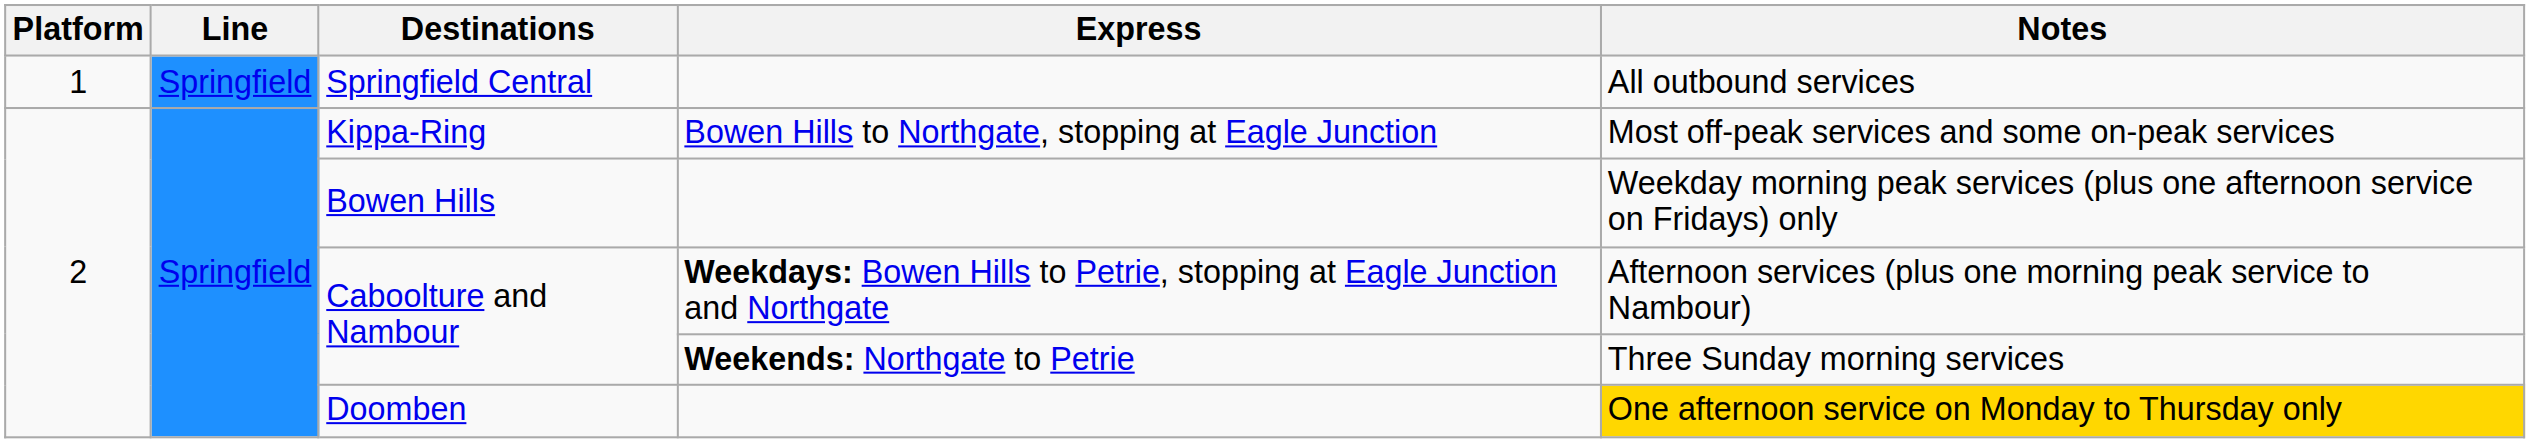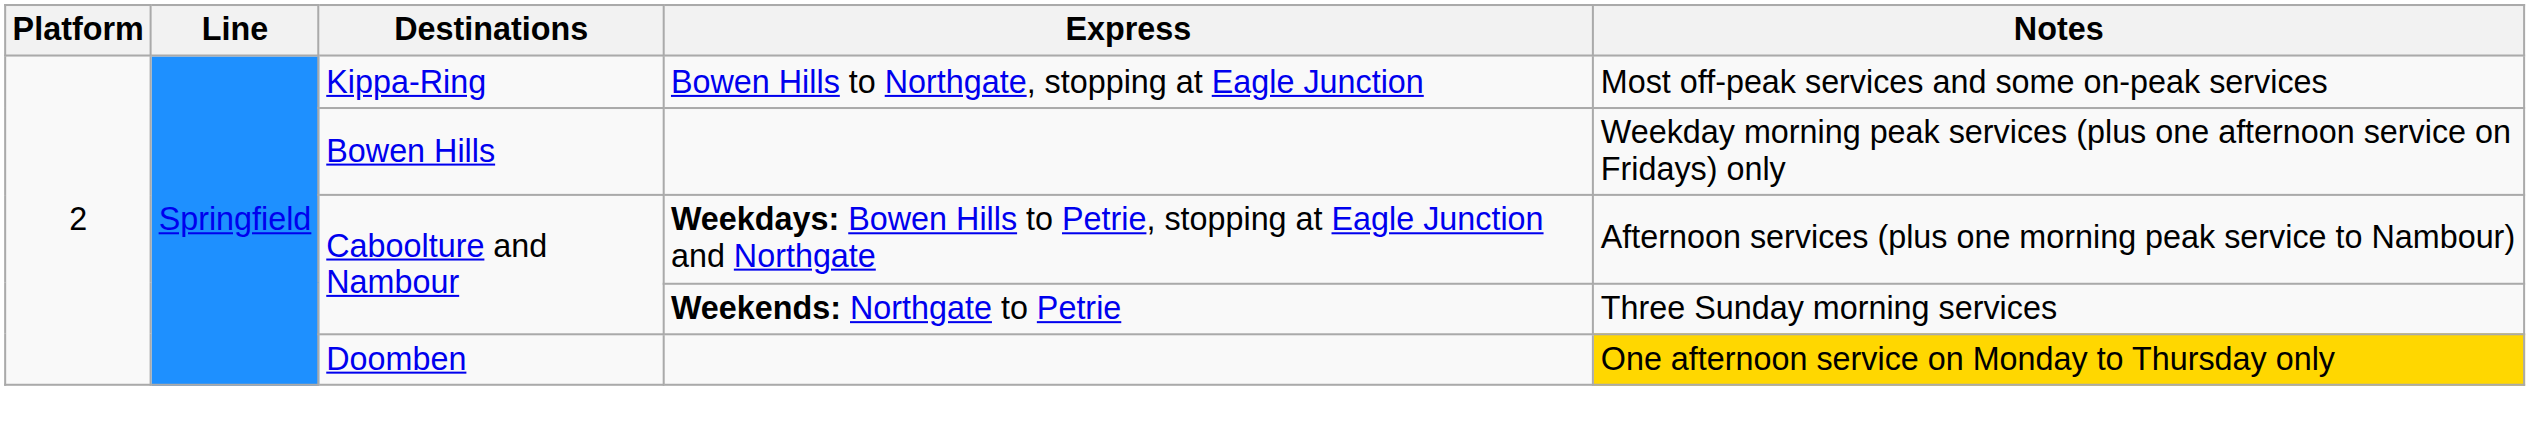- row: (459, 81)
